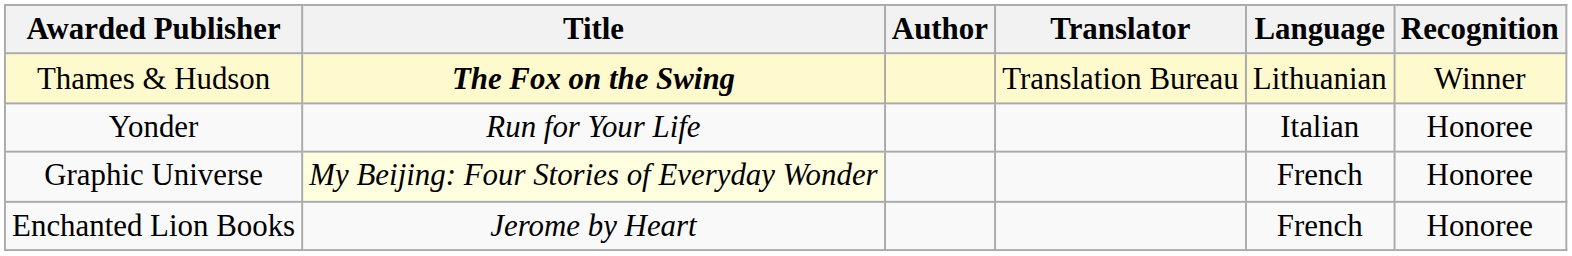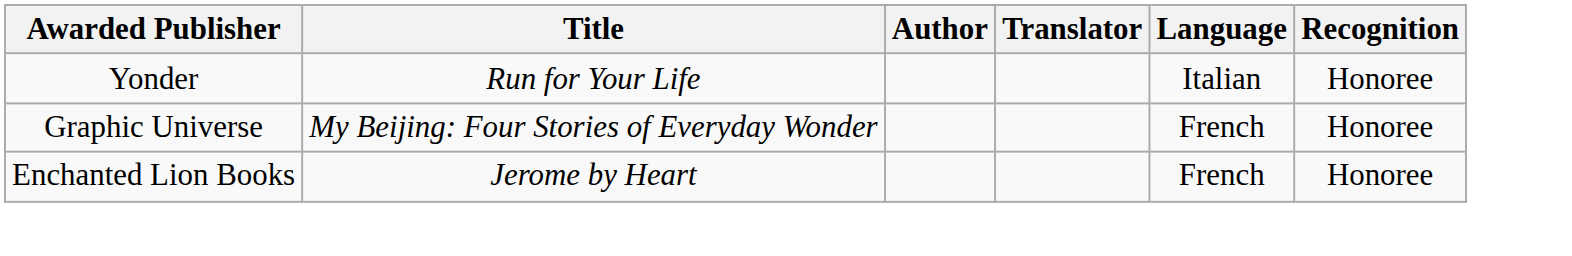- row: (154, 77)
(593, 175) lightyellow background -> (593, 126) no background
